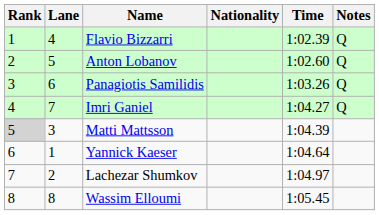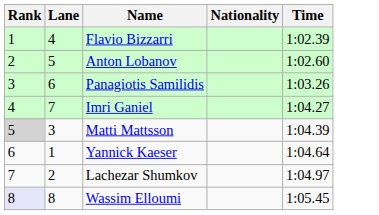- column: (353, 15)
(11, 198) no background -> (11, 198) lavender background
